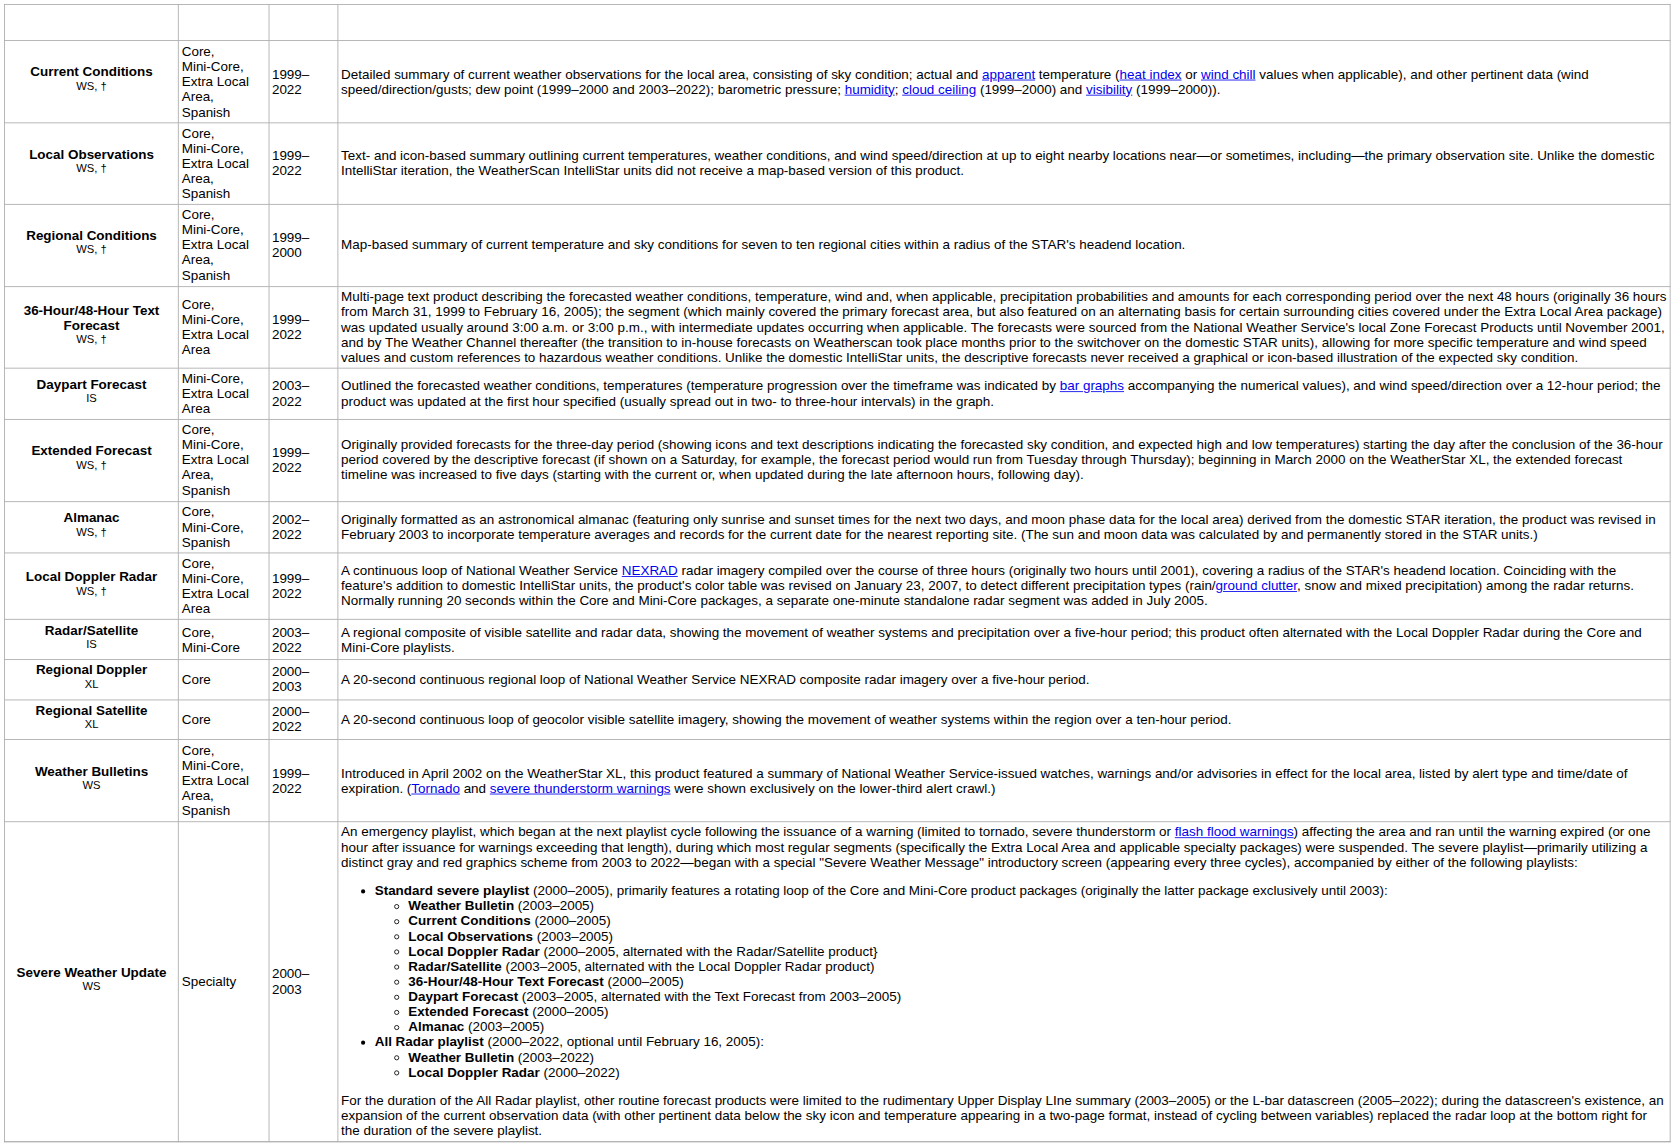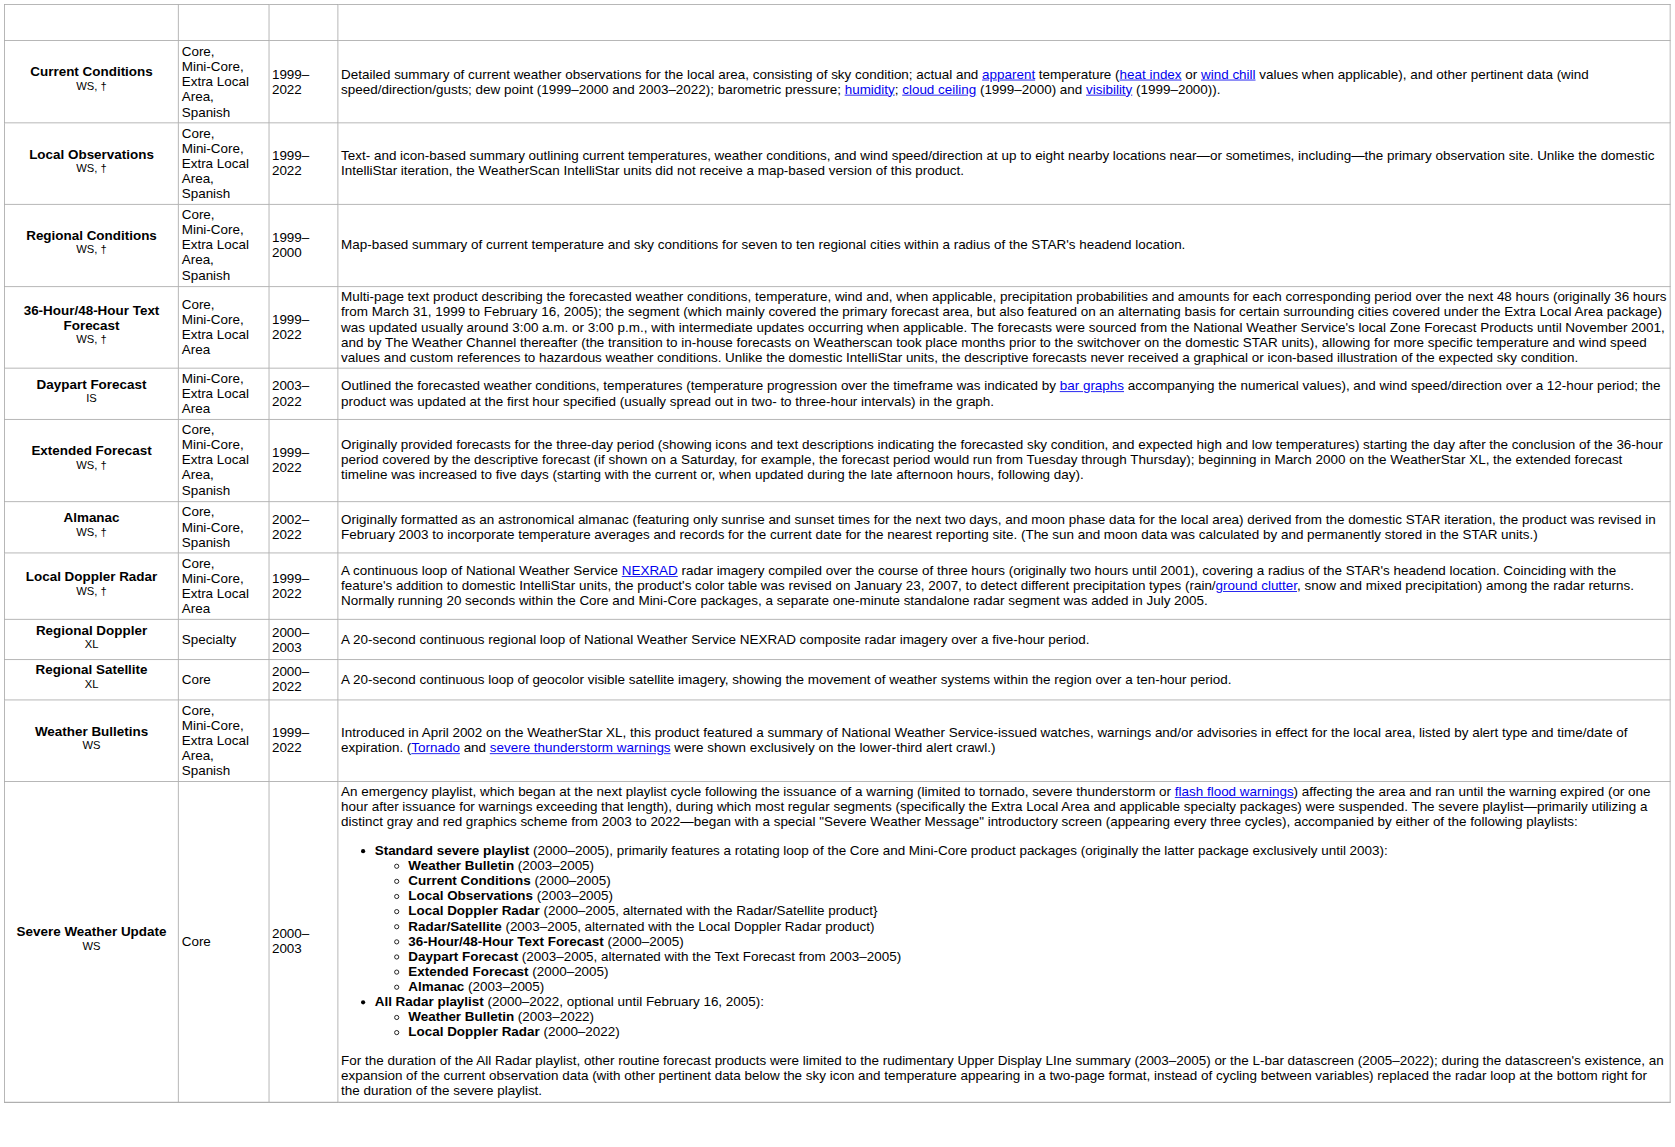- row: (92, 637)
(196, 679) Core -> (209, 639) Specialty
(209, 981) Specialty -> (196, 941) Core
